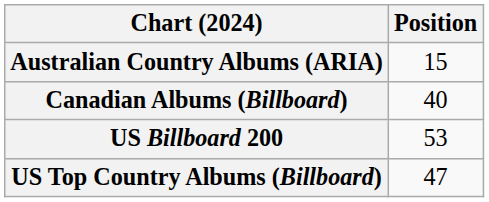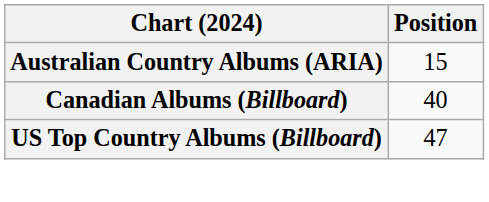- row: (197, 138)
